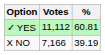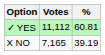(54, 43) 7,166 -> (54, 43) 7,165
